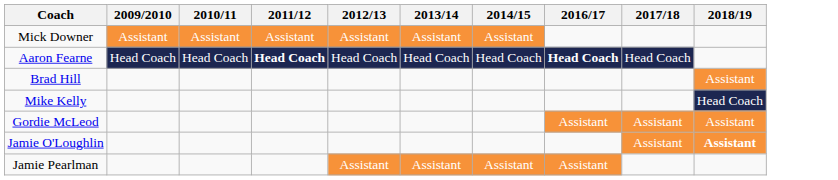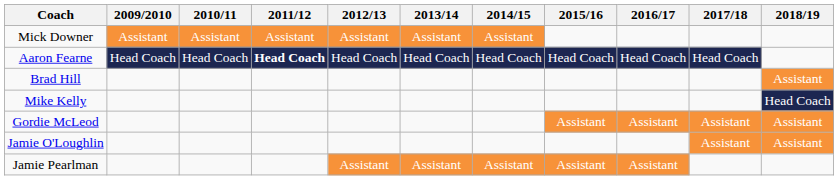+ column: (581, 15)
(583, 57) bold -> (653, 57) normal
(730, 143) bold -> (798, 143) normal
